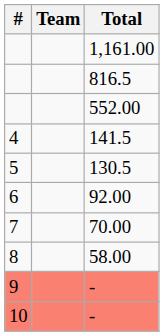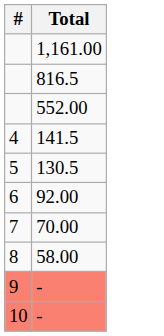- column: (58, 19)
